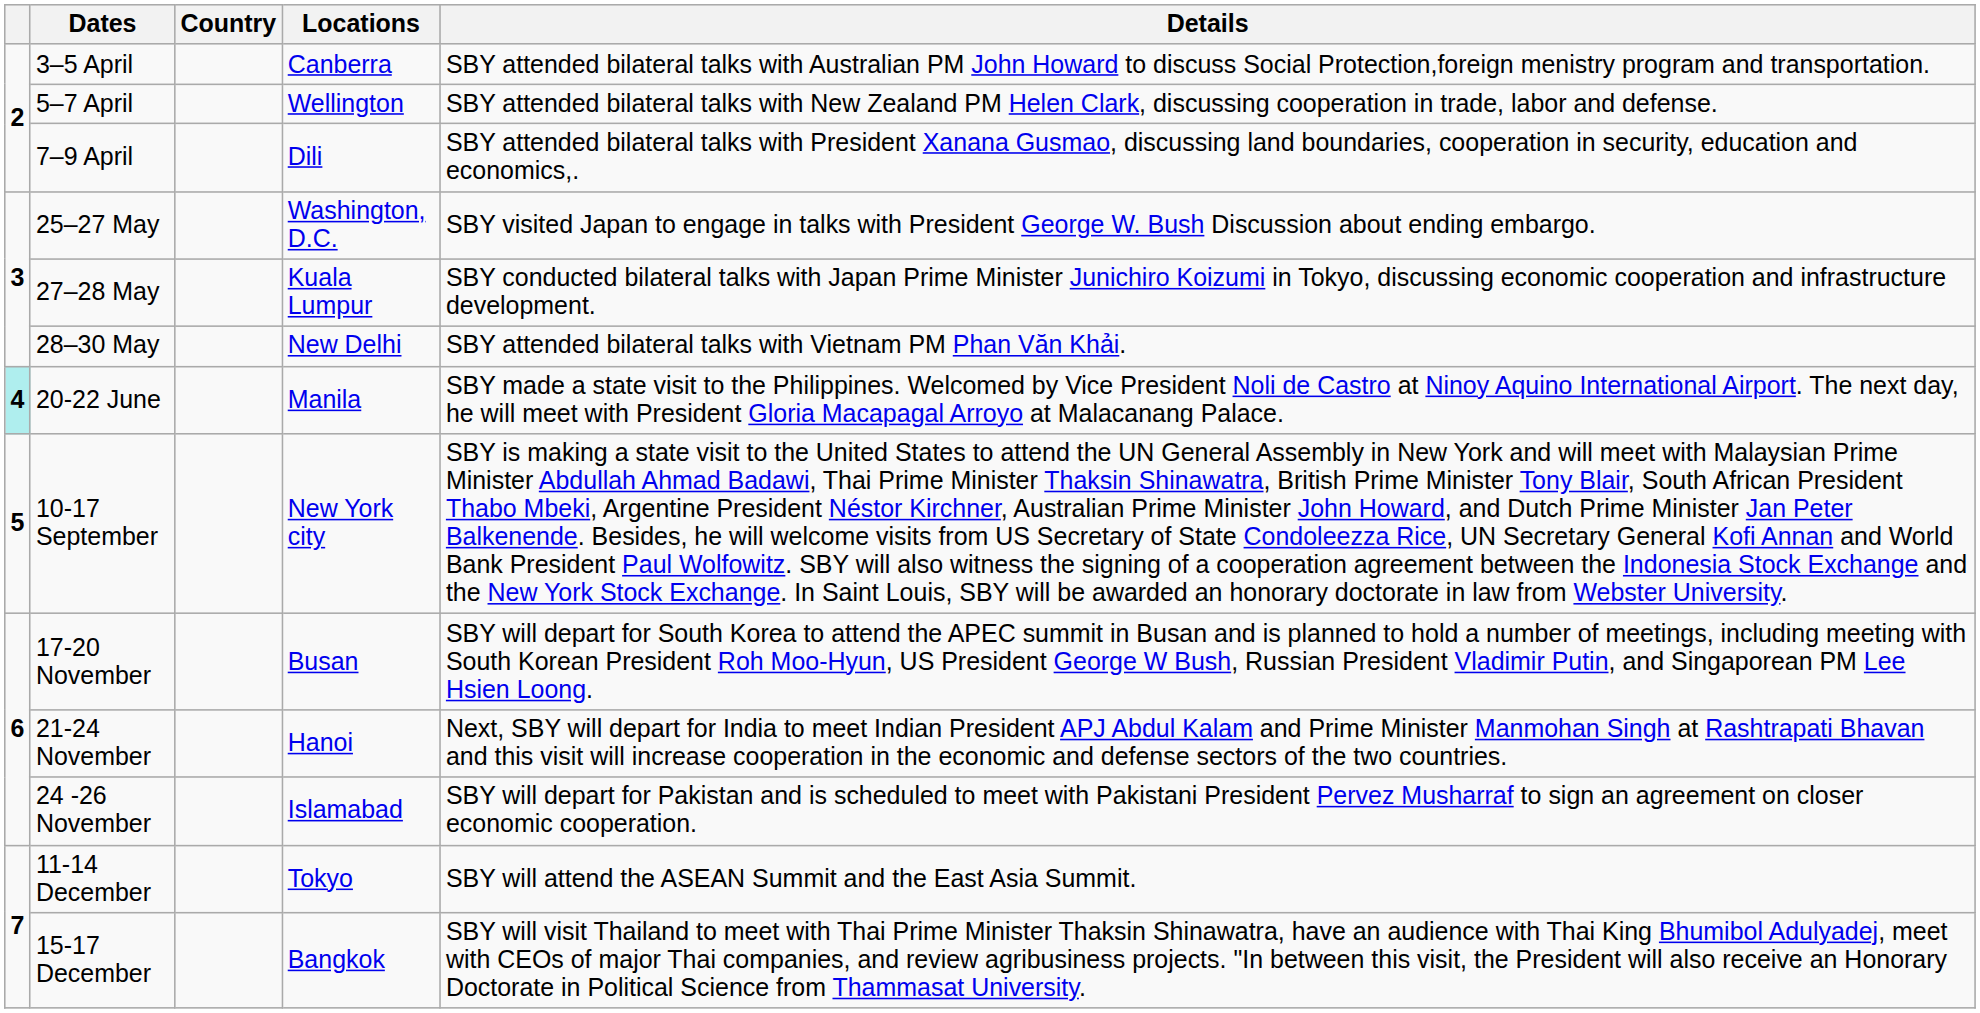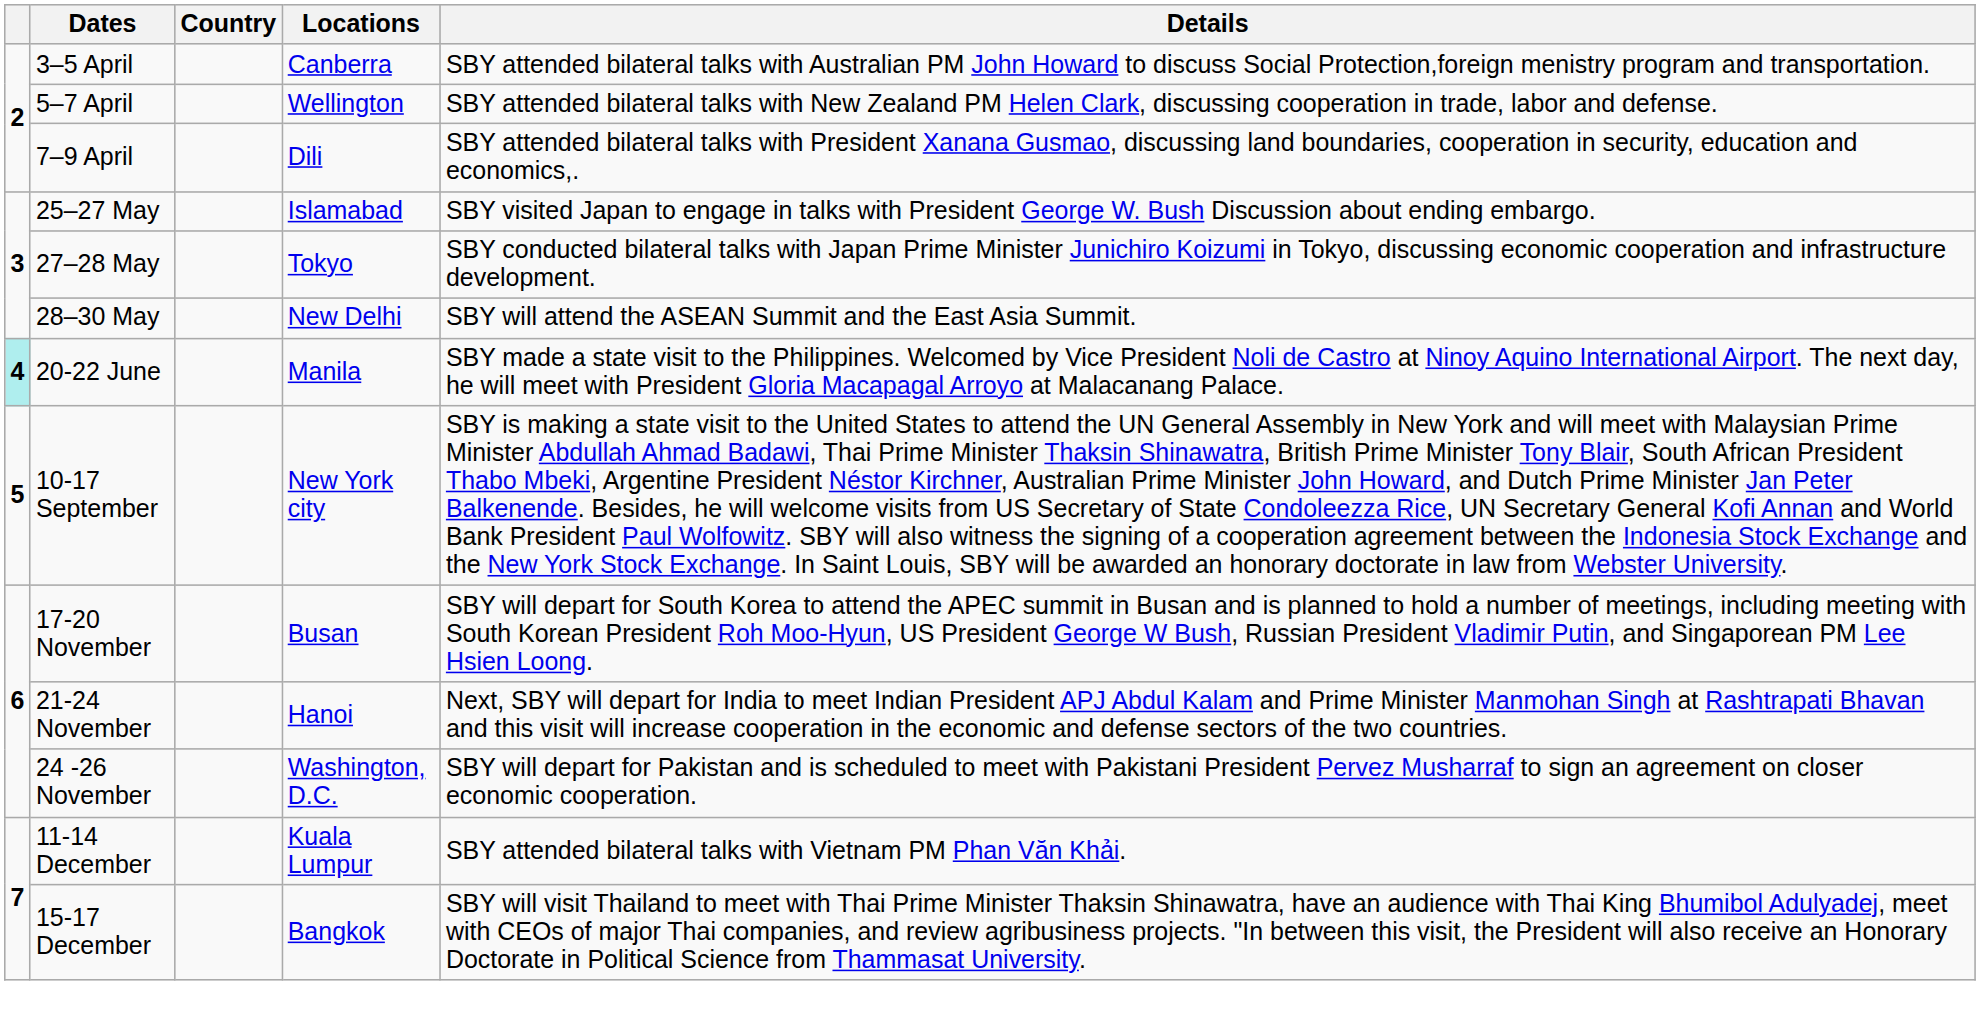(357, 224) Washington, D.C. -> (345, 210) Islamabad
(330, 292) Kuala Lumpur -> (320, 264) Tokyo
(786, 346) SBY attended bilateral talks with Vietnam PM Phan Văn Khải. -> (791, 317) SBY will attend the ASEAN Summit and the East Asia Summit.
(345, 810) Islamabad -> (357, 782) Washington, D.C.
(320, 878) Tokyo -> (330, 850) Kuala Lumpur
(791, 878) SBY will attend the ASEAN Summit and the East Asia Summit. -> (786, 850) SBY attended bilateral talks with Vietnam PM Phan Văn Khải.
